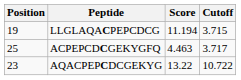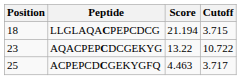(12, 30) 19 -> (12, 30) 18
(182, 30) 11.194 -> (183, 30) 21.194
rows swapped: (106, 65) <-> (105, 48)
